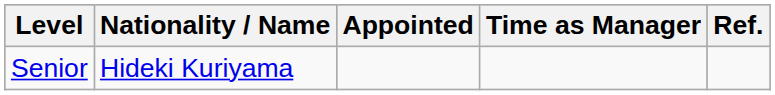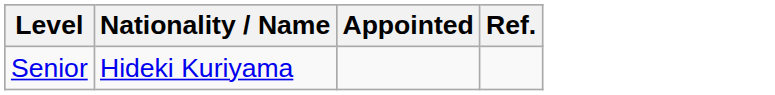- column: (594, 25)
